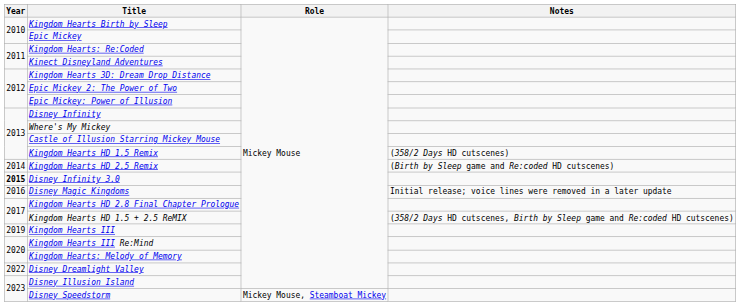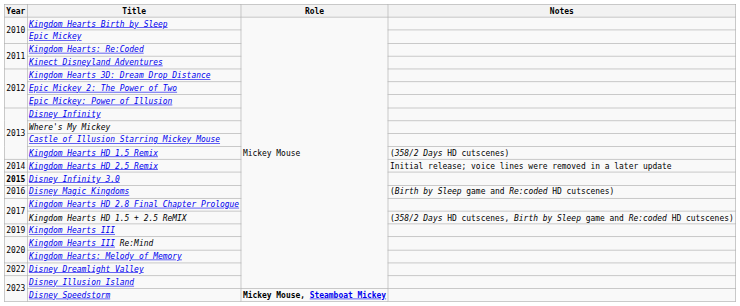(502, 166) (Birth by Sleep game and Re:coded HD cutscenes) -> (531, 166) Initial release; voice lines were removed in a later update
(531, 192) Initial release; voice lines were removed in a later update -> (502, 192) (Birth by Sleep game and Re:coded HD cutscenes)
(315, 295) normal -> (315, 295) bold
